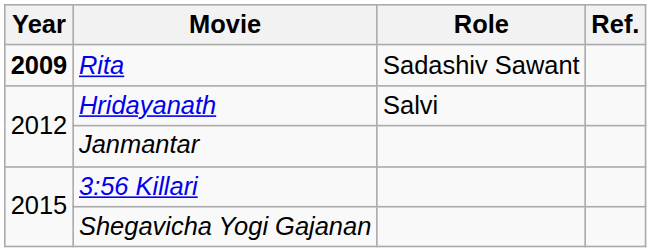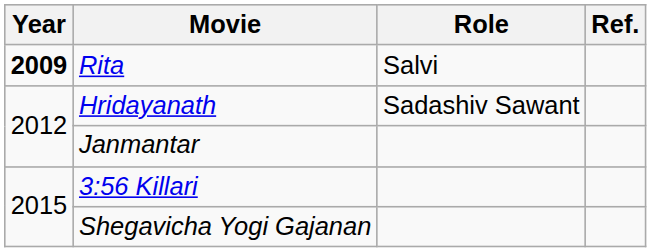(481, 65) Sadashiv Sawant -> (411, 65) Salvi
(411, 105) Salvi -> (481, 105) Sadashiv Sawant
